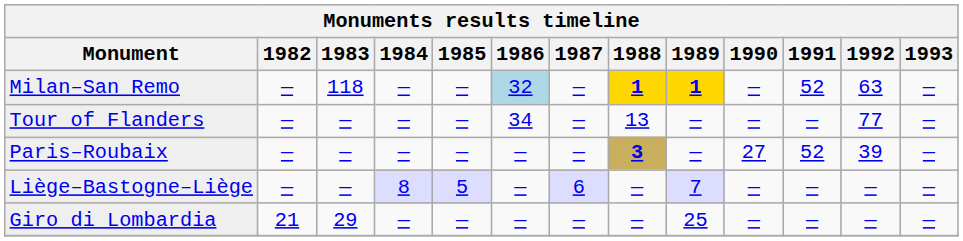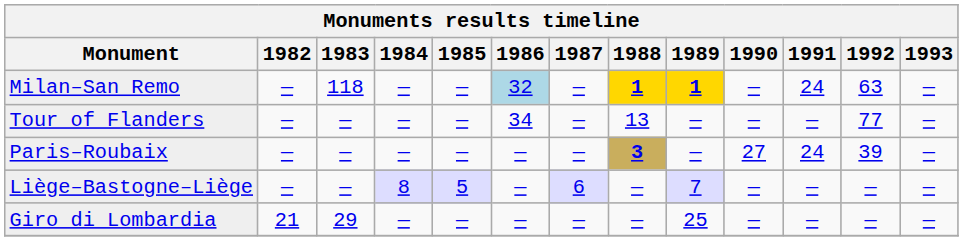(812, 87) 52 -> (812, 87) 24
(812, 154) 52 -> (812, 154) 24
